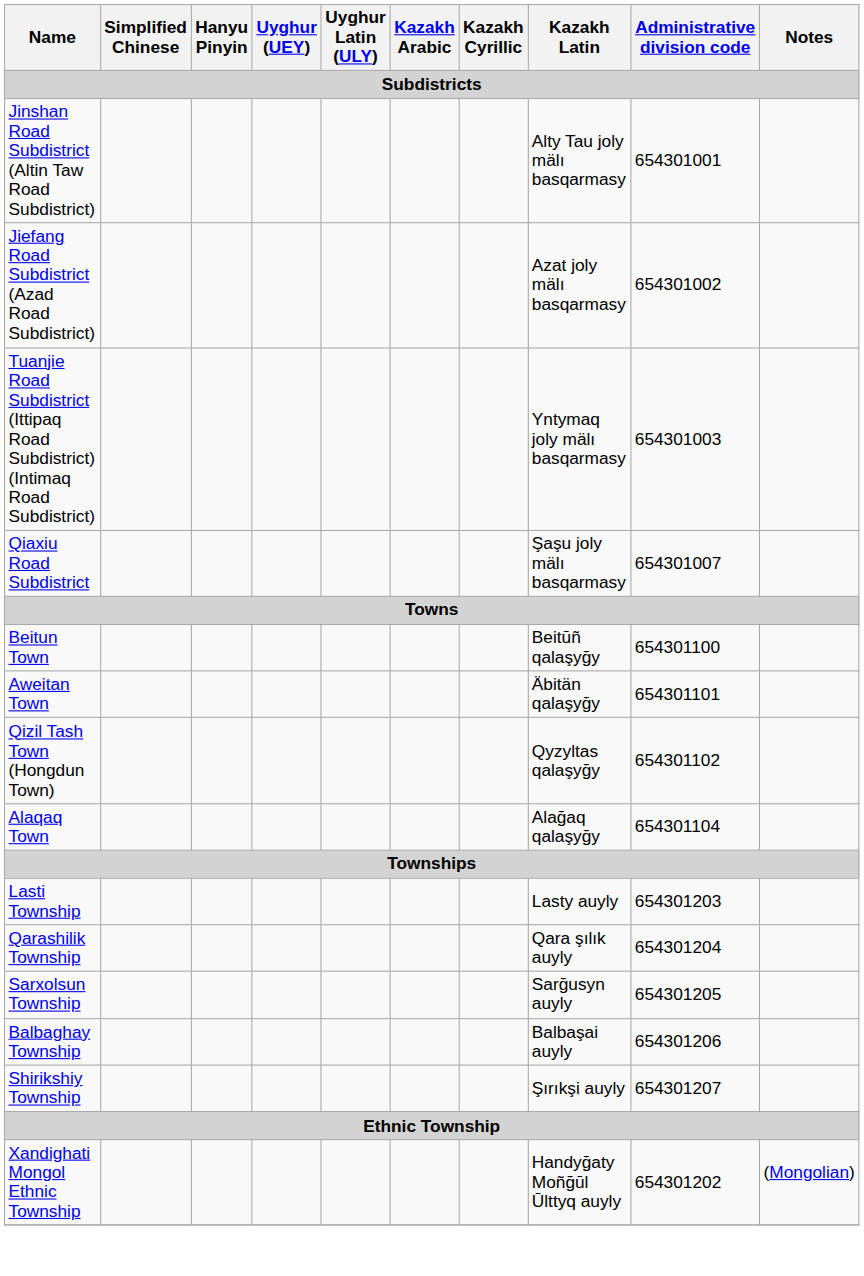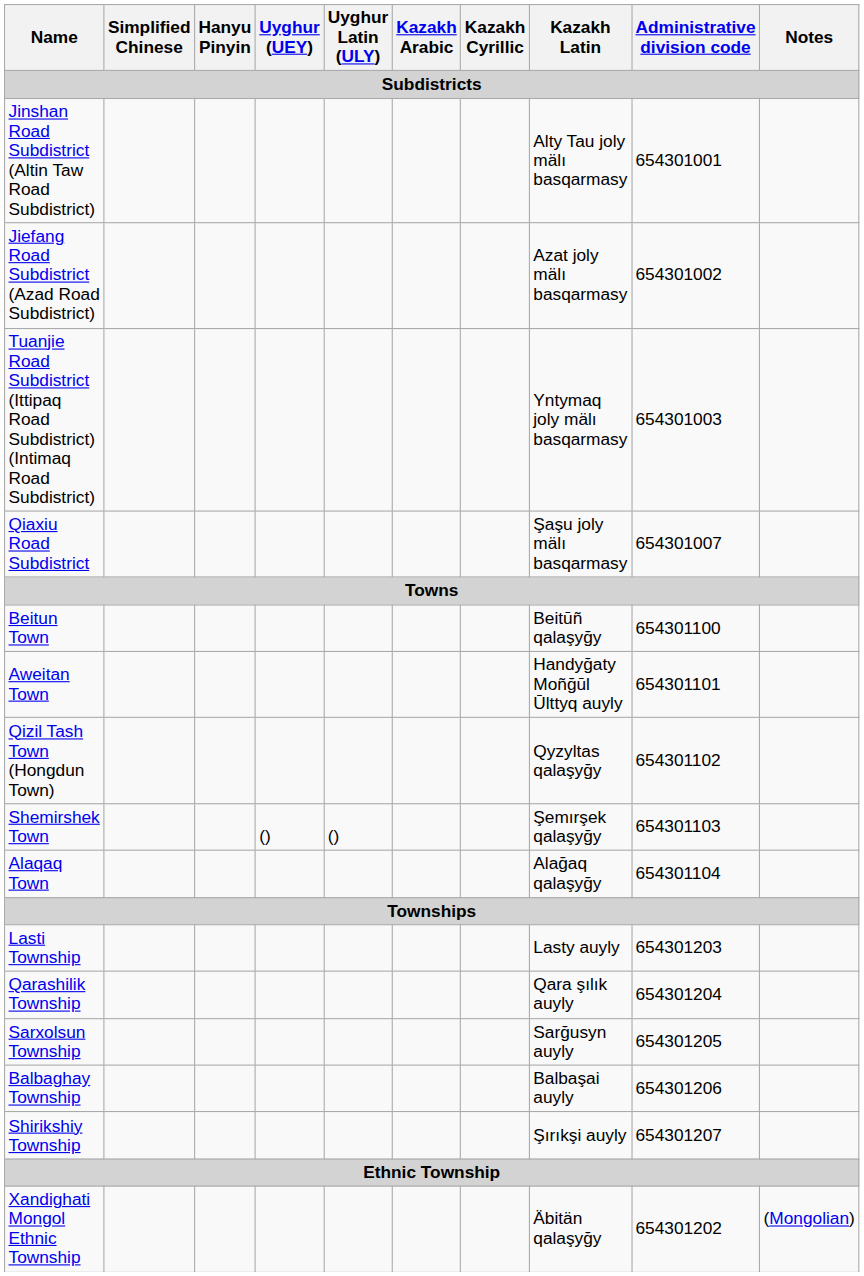(566, 694) Äbitän qalaşyğy -> (578, 684) Handyğaty Moñğūl Ūlttyq auyly
+ row: (54, 826)
(576, 1182) Handyğaty Moñğūl Ūlttyq auyly -> (567, 1229) Äbitän qalaşyğy
